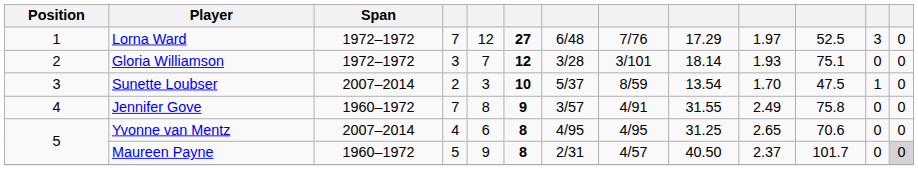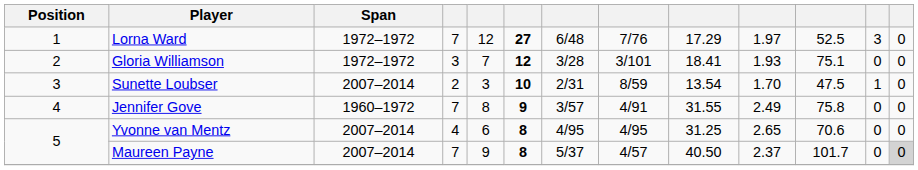(703, 61) 18.14 -> (703, 61) 18.41
(570, 84) 5/37 -> (570, 84) 2/31
(379, 152) 1960–1972 -> (379, 152) 2007–2014
(455, 152) 5 -> (455, 152) 7
(570, 152) 2/31 -> (570, 152) 5/37
